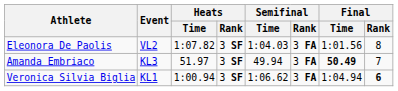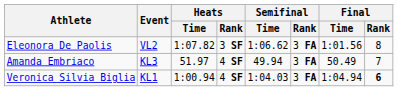(268, 45) 1:04.03 -> (268, 45) 1:06.62
(231, 61) 3 SF -> (231, 61) 4 SF
(342, 61) bold -> (342, 61) normal
(231, 78) 3 SF -> (231, 78) 4 SF
(268, 78) 1:06.62 -> (268, 78) 1:04.03
